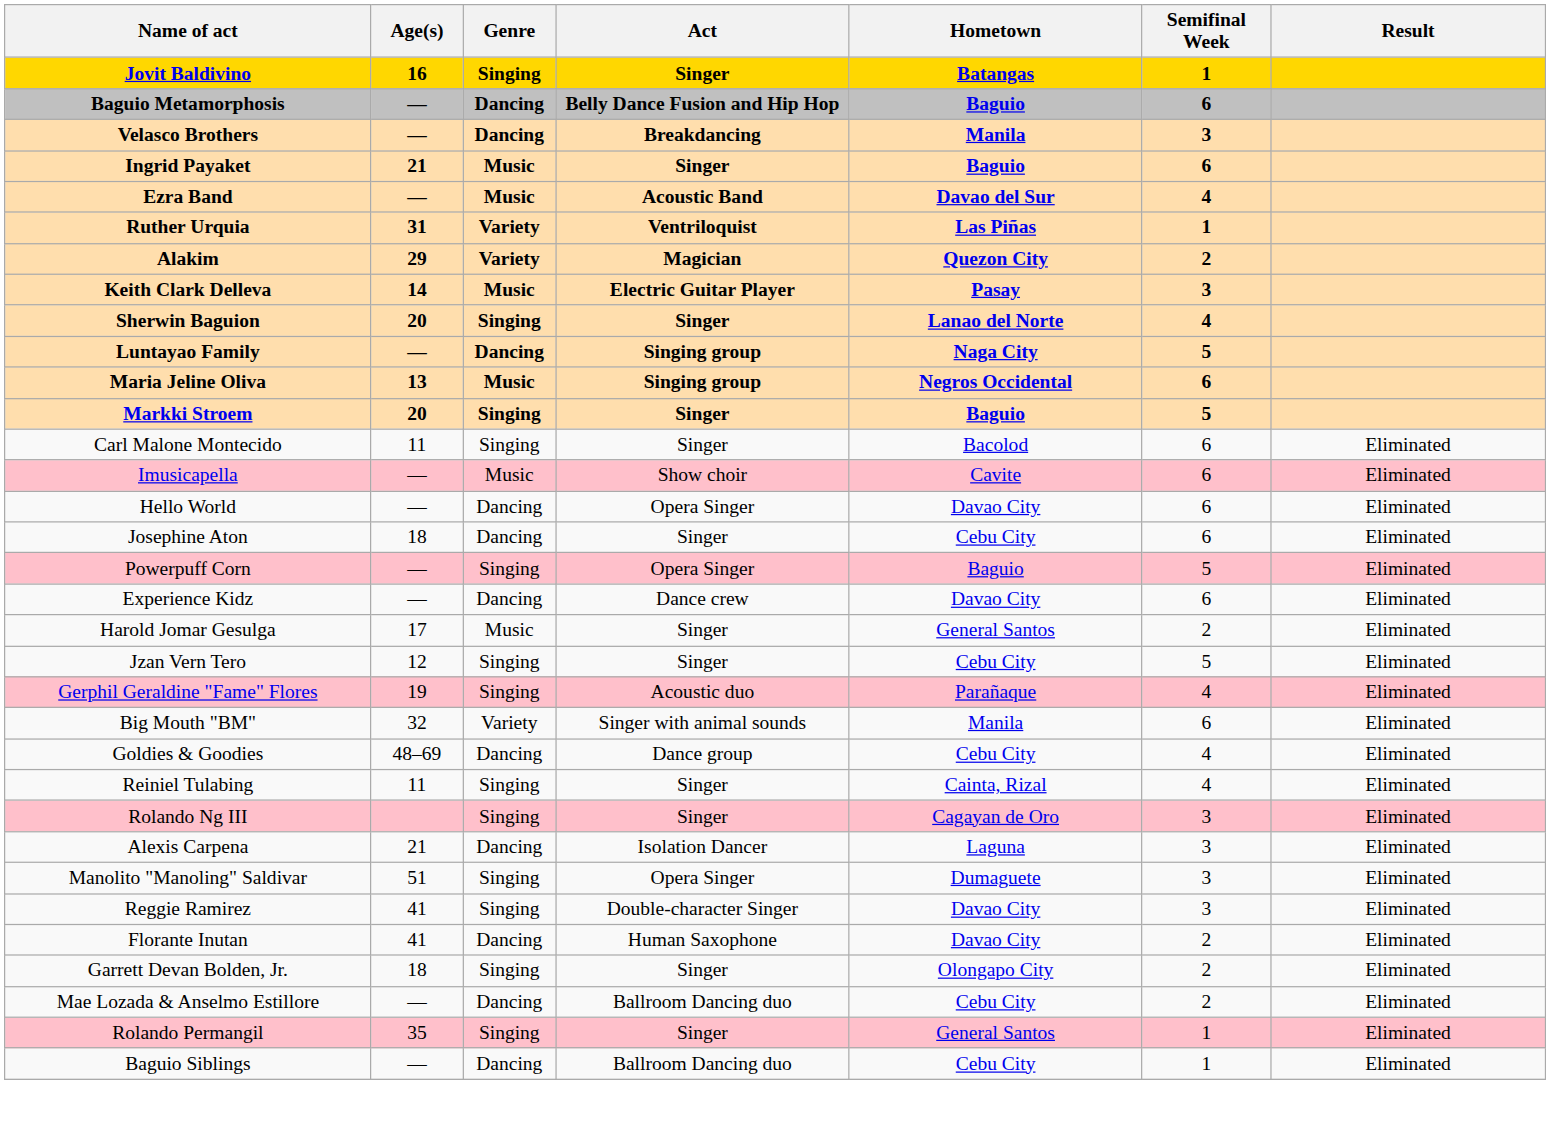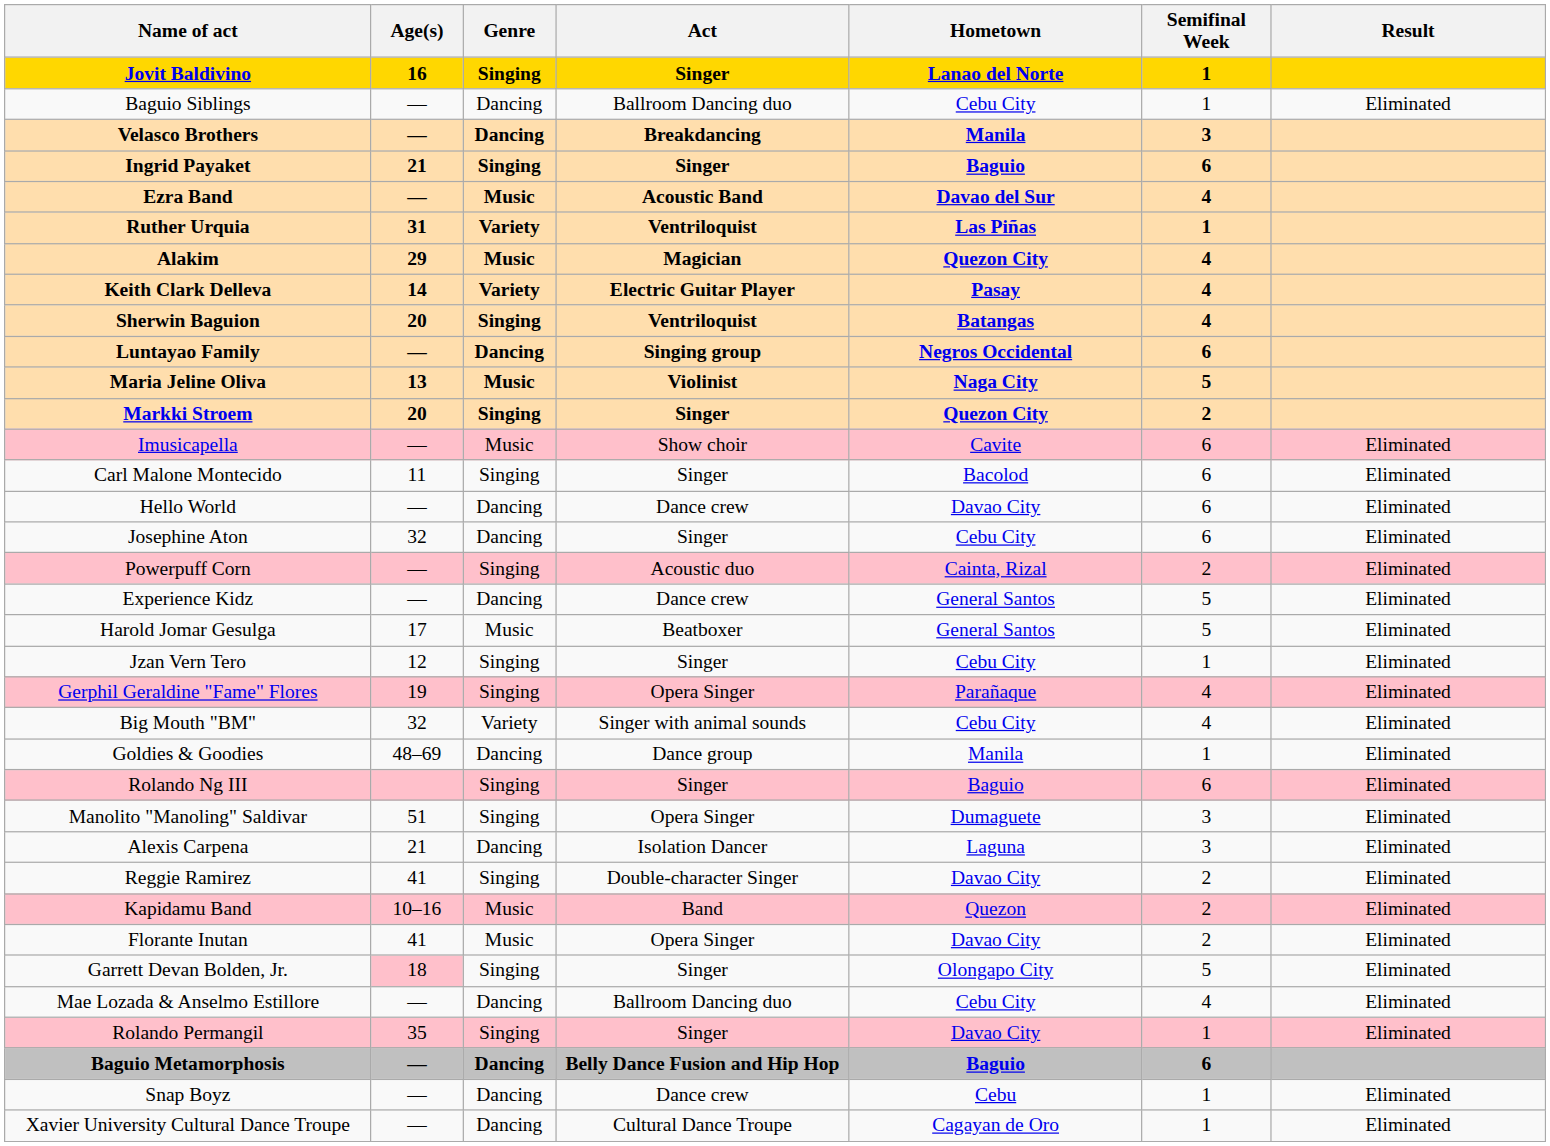(996, 72) Batangas -> (996, 72) Lanao del Norte
rows swapped: (188, 103) <-> (188, 1063)
(509, 165) Music -> (509, 165) Singing
(509, 258) Variety -> (509, 258) Music
(1206, 258) 2 -> (1206, 258) 4
(509, 289) Music -> (509, 289) Variety
(1206, 289) 3 -> (1206, 289) 4
(702, 320) Singer -> (702, 320) Ventriloquist
(996, 320) Lanao del Norte -> (996, 320) Batangas
(996, 351) Naga City -> (996, 351) Negros Occidental
(1206, 351) 5 -> (1206, 351) 6
(702, 382) Singing group -> (702, 382) Violinist
(996, 382) Negros Occidental -> (996, 382) Naga City
(1206, 382) 6 -> (1206, 382) 5
(996, 413) Baguio -> (996, 413) Quezon City
(1206, 413) 5 -> (1206, 413) 2
rows swapped: (188, 475) <-> (188, 444)
(702, 506) Opera Singer -> (702, 506) Dance crew
(417, 537) 18 -> (417, 537) 32
(702, 568) Opera Singer -> (702, 568) Acoustic duo
(996, 568) Baguio -> (996, 568) Cainta, Rizal
(1206, 568) 5 -> (1206, 568) 2
(996, 599) Davao City -> (996, 599) General Santos
(1206, 599) 6 -> (1206, 599) 5
(702, 630) Singer -> (702, 630) Beatboxer
(1206, 630) 2 -> (1206, 630) 5
(1206, 661) 5 -> (1206, 661) 1
(702, 692) Acoustic duo -> (702, 692) Opera Singer
(996, 723) Manila -> (996, 723) Cebu City
(1206, 723) 6 -> (1206, 723) 4
(996, 753) Cebu City -> (996, 753) Manila
(1206, 753) 4 -> (1206, 753) 1
- row: (188, 784)
(996, 815) Cagayan de Oro -> (996, 784) Baguio
(1206, 815) 3 -> (1206, 784) 6
rows swapped: (188, 846) <-> (188, 877)
(1206, 908) 3 -> (1206, 877) 2
+ row: (188, 908)
(509, 939) Dancing -> (509, 939) Music
(702, 939) Human Saxophone -> (702, 939) Opera Singer
(417, 970) no background -> (417, 970) pink background
(1206, 970) 2 -> (1206, 970) 5
(1206, 1001) 2 -> (1206, 1001) 4
(996, 1032) General Santos -> (996, 1032) Davao City
+ row: (188, 1094)
+ row: (188, 1125)
